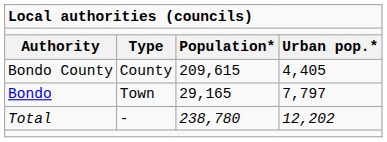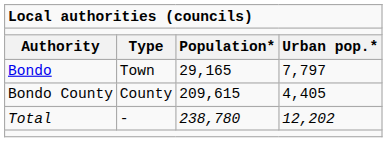rows swapped: (30, 95) <-> (60, 71)
